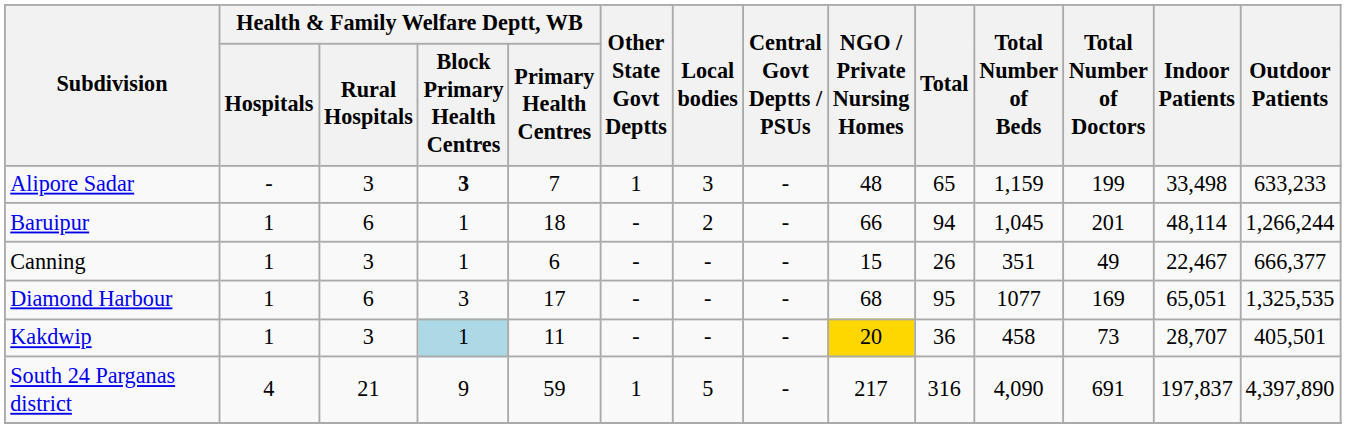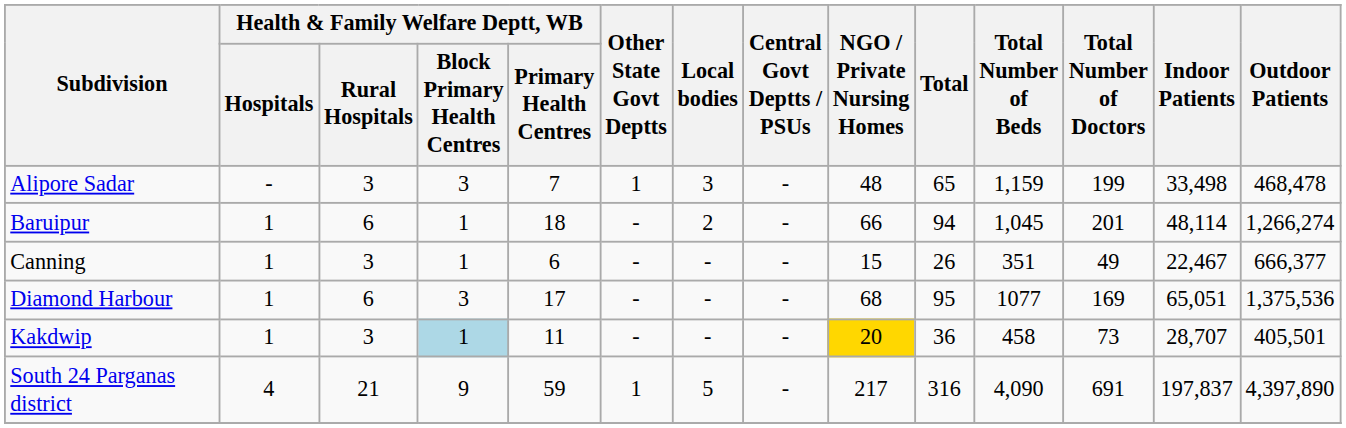(464, 183) bold -> (464, 183) normal
(1290, 183) 633,233 -> (1290, 183) 468,478
(1290, 222) 1,266,244 -> (1290, 222) 1,266,274
(1290, 299) 1,325,535 -> (1290, 299) 1,375,536
